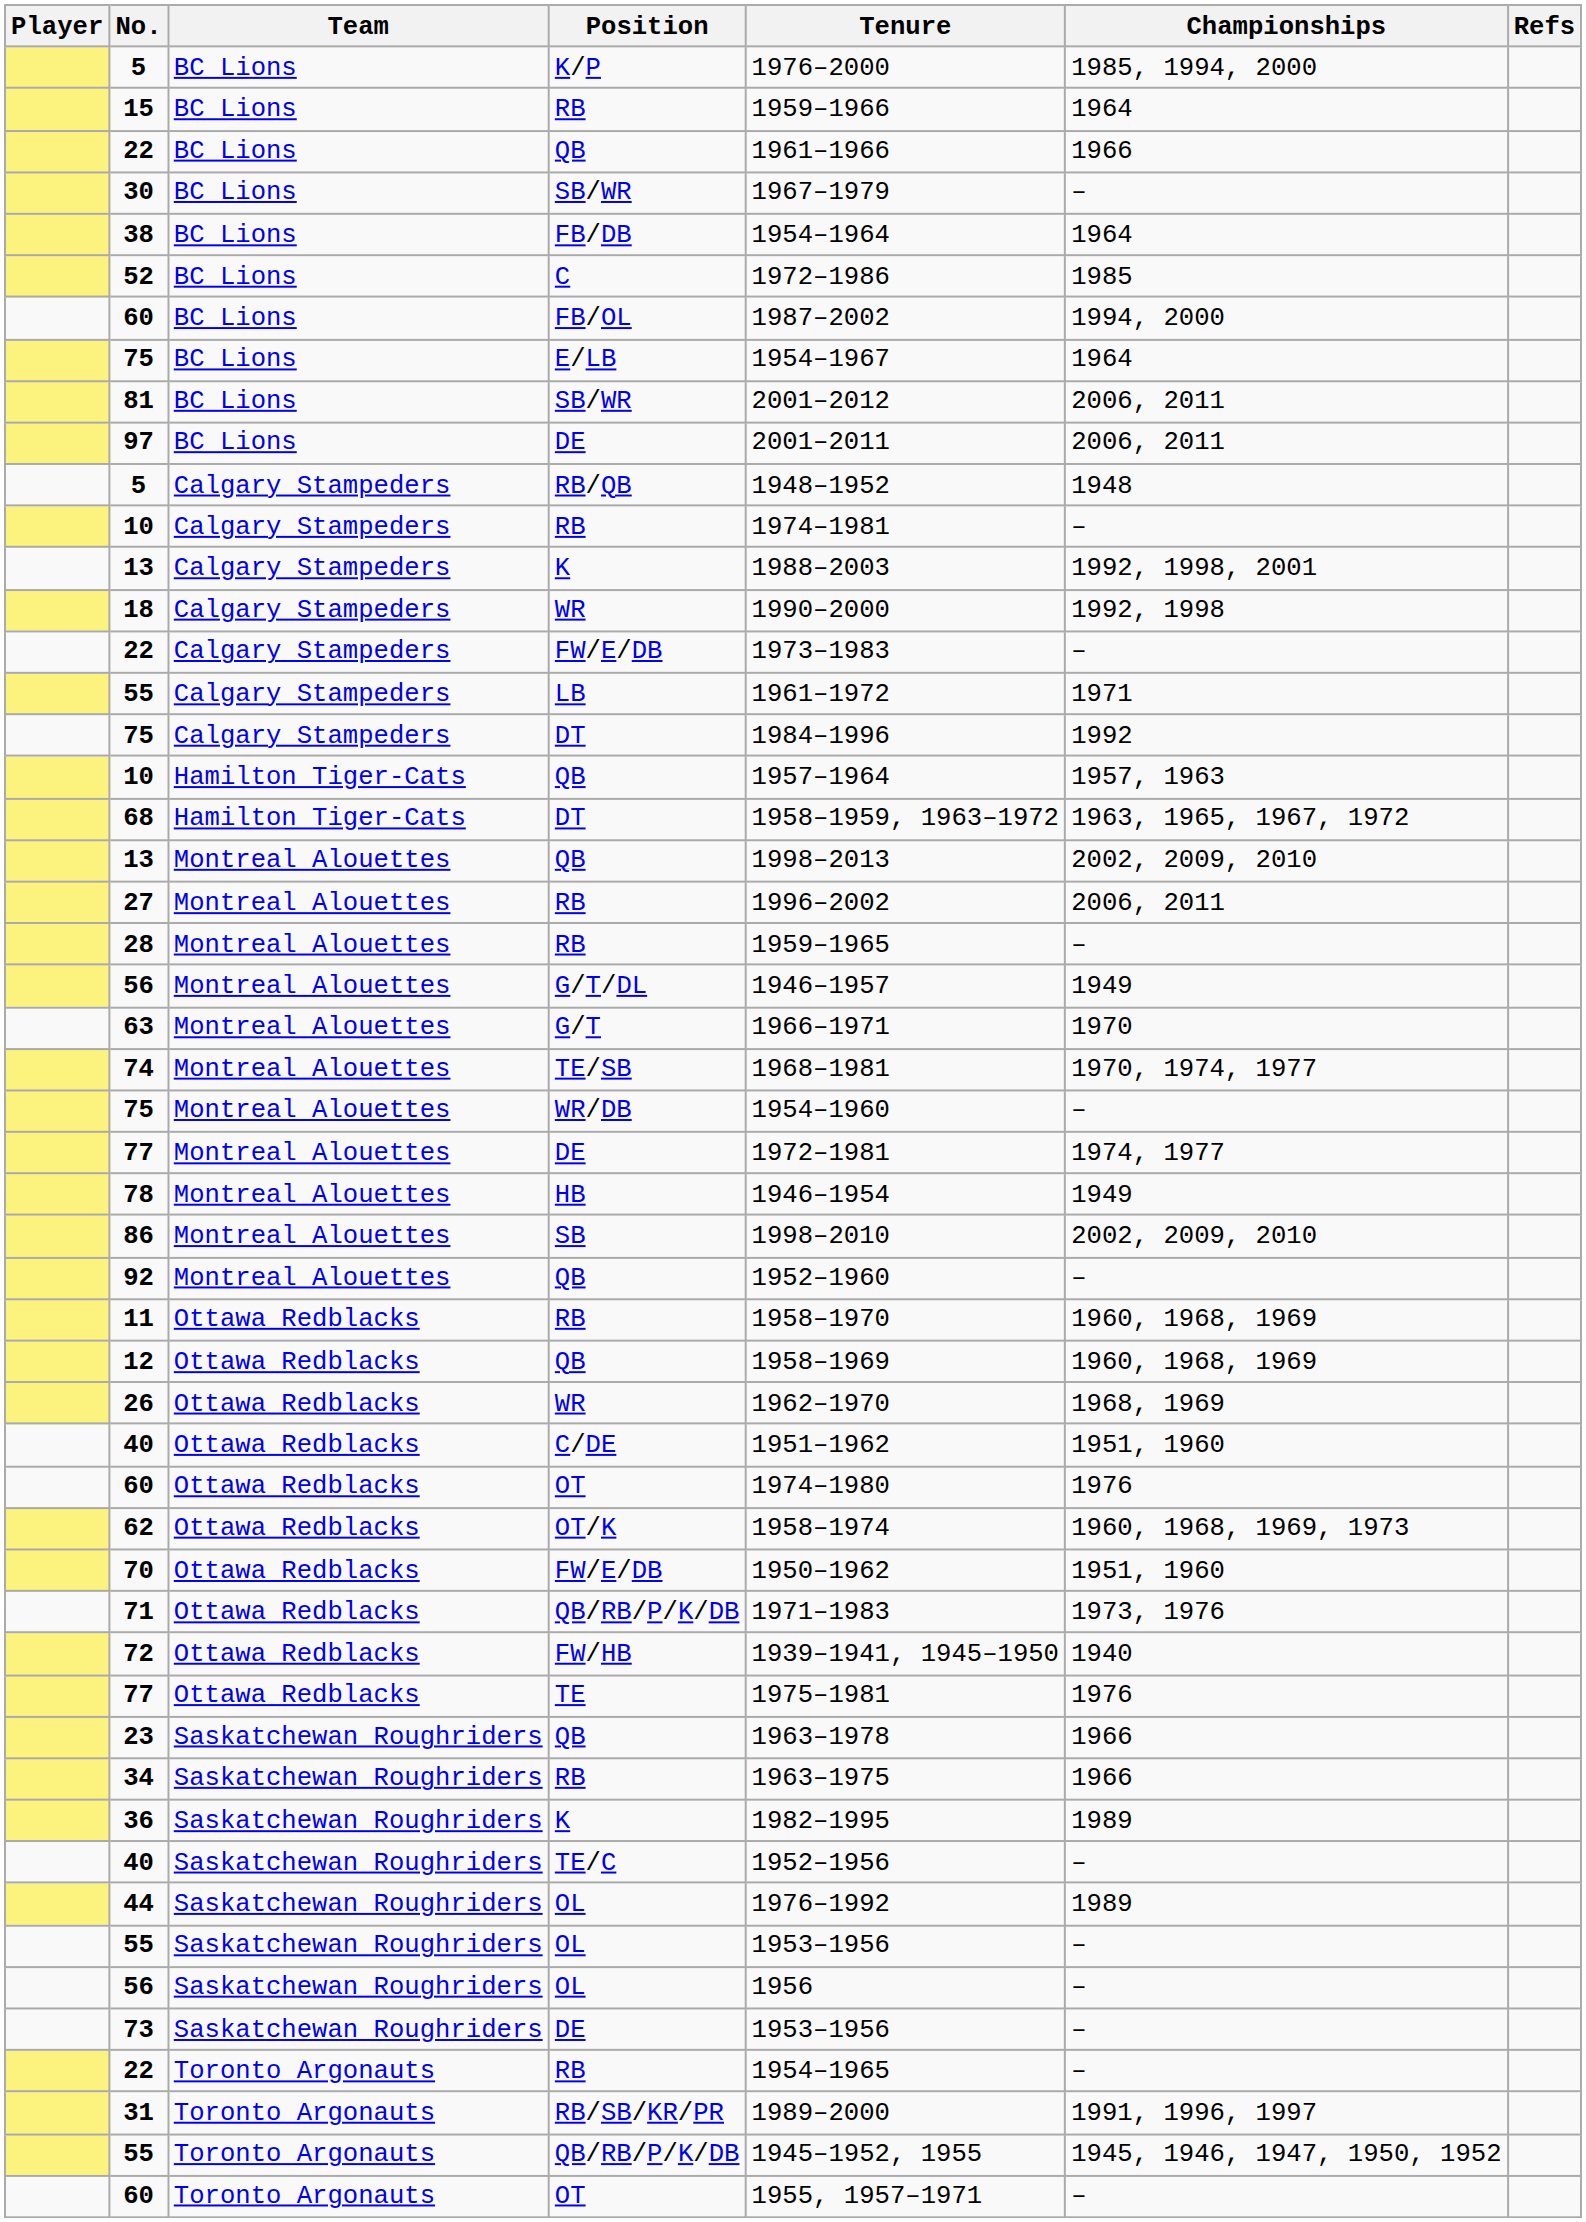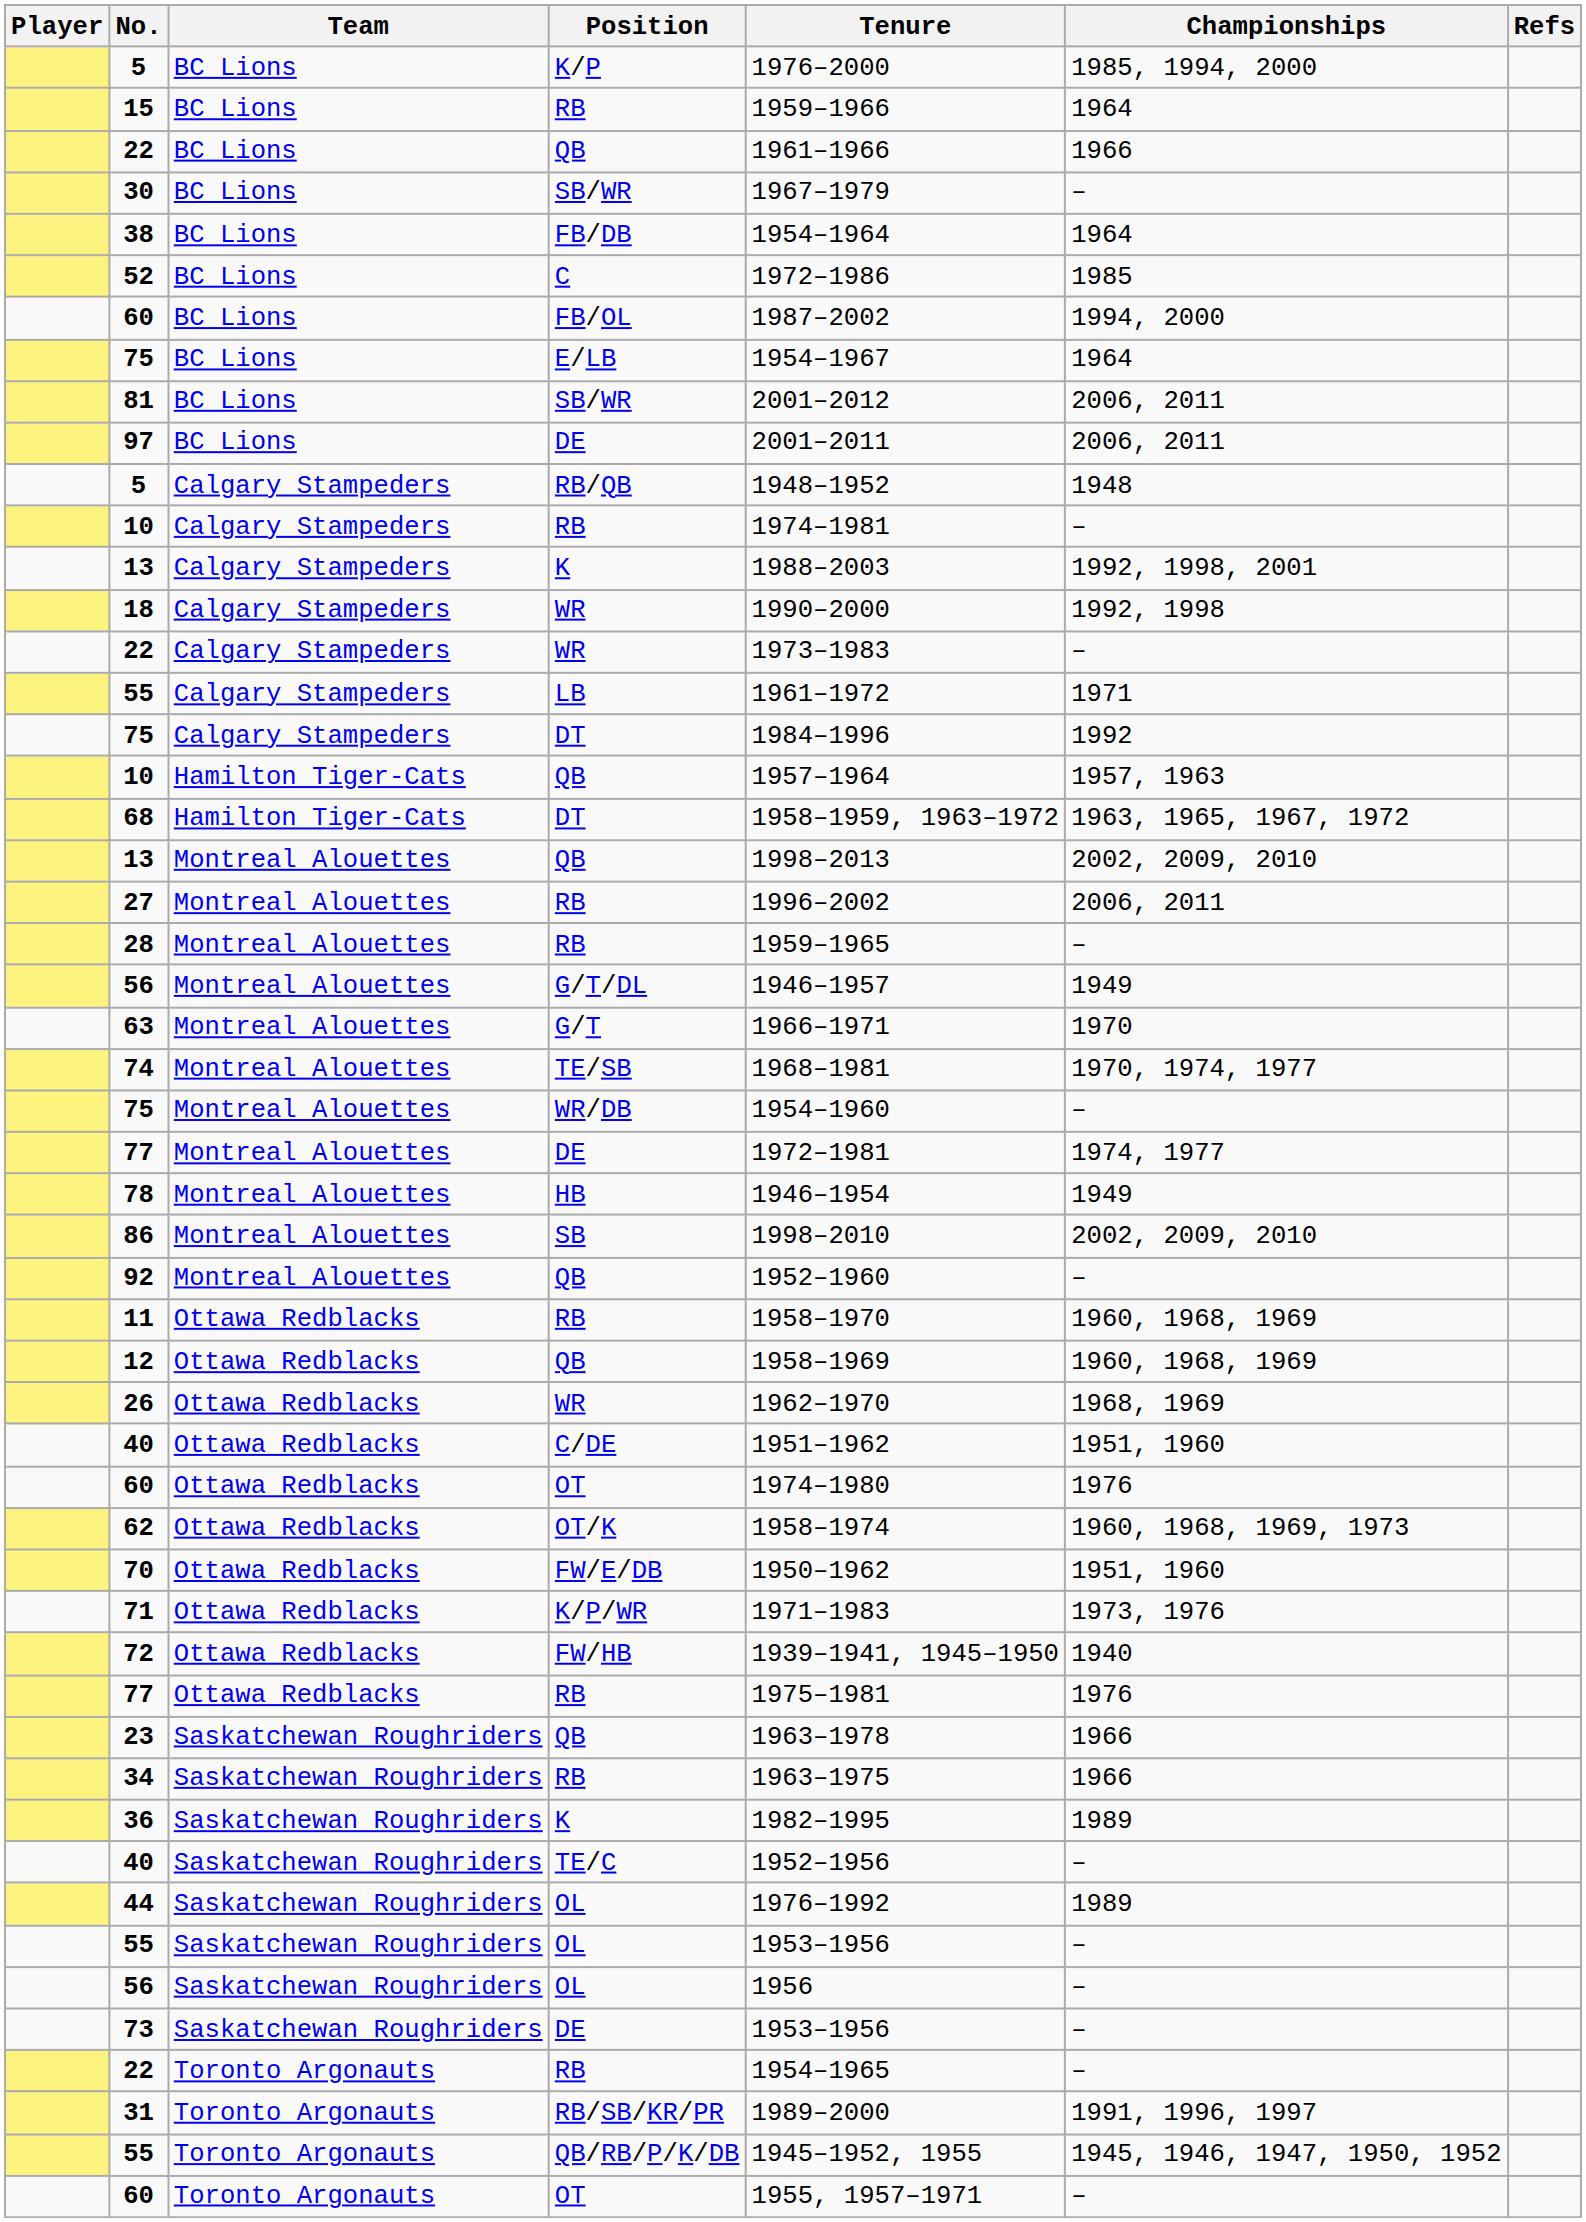(609, 652) FW/E/DB -> (570, 652) WR
(647, 1612) QB/RB/P/K/DB -> (601, 1612) K/P/WR
(570, 1695) TE -> (570, 1695) RB
